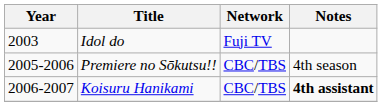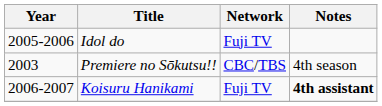(23, 40) 2003 -> (41, 40) 2005-2006
(41, 64) 2005-2006 -> (23, 64) 2003
(255, 88) CBC/TBS -> (248, 88) Fuji TV
